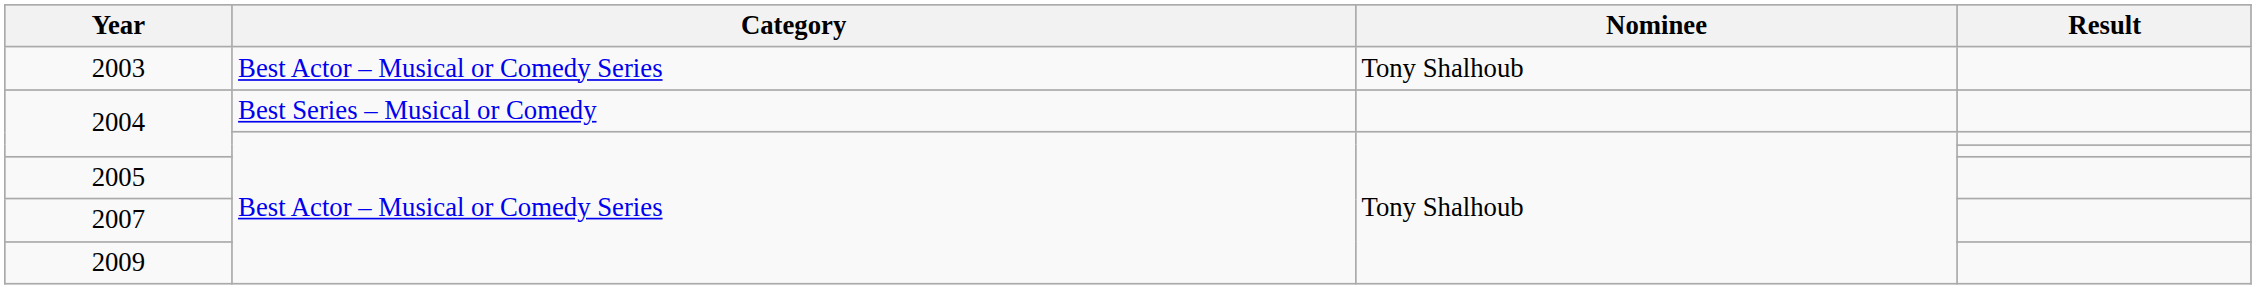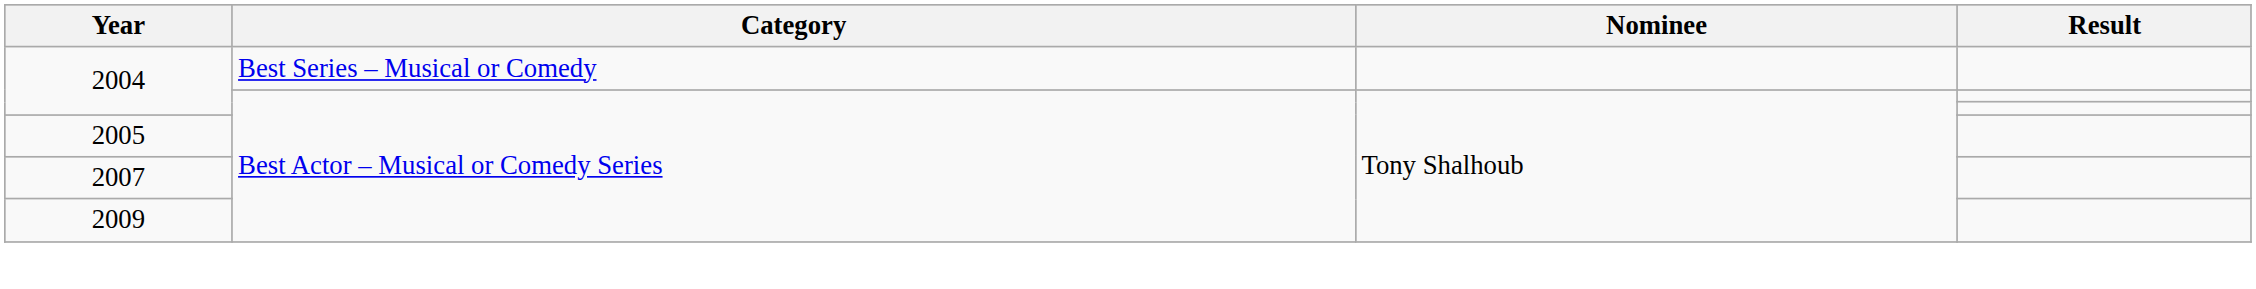- row: (118, 68)
